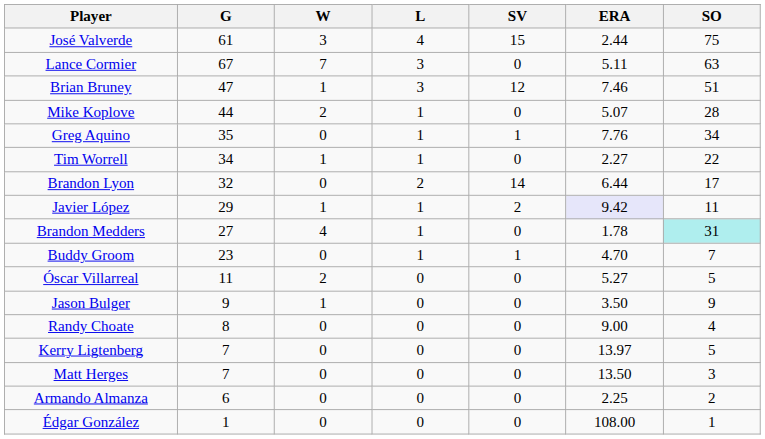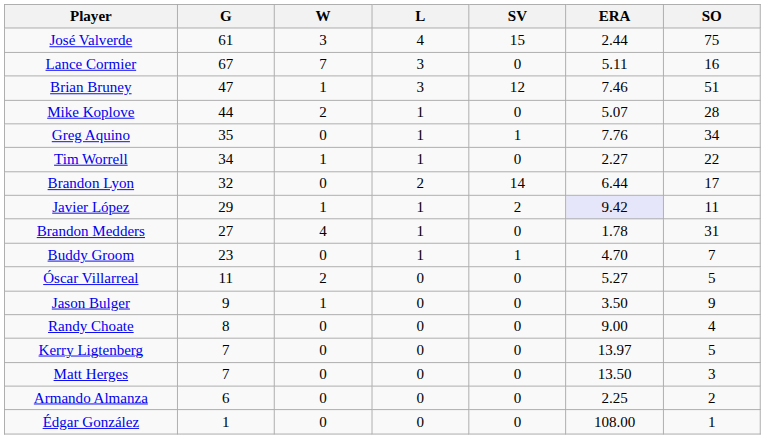(712, 64) 63 -> (712, 64) 16
(712, 231) paleturquoise background -> (712, 231) no background
